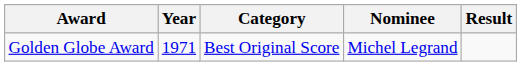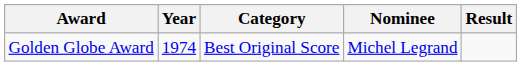(179, 47) 1971 -> (179, 47) 1974
